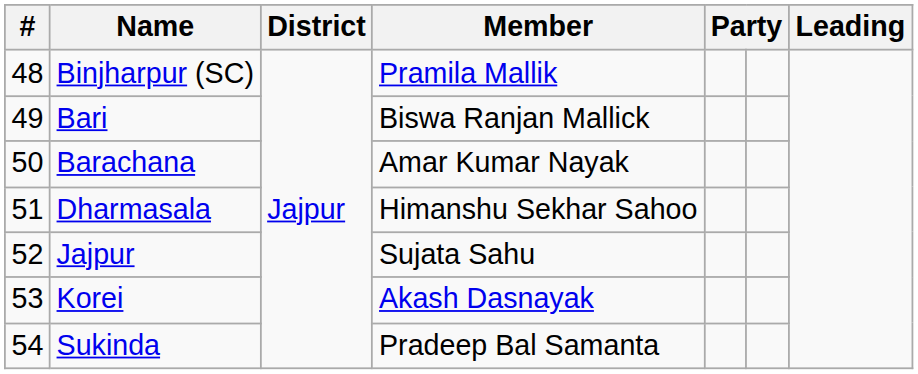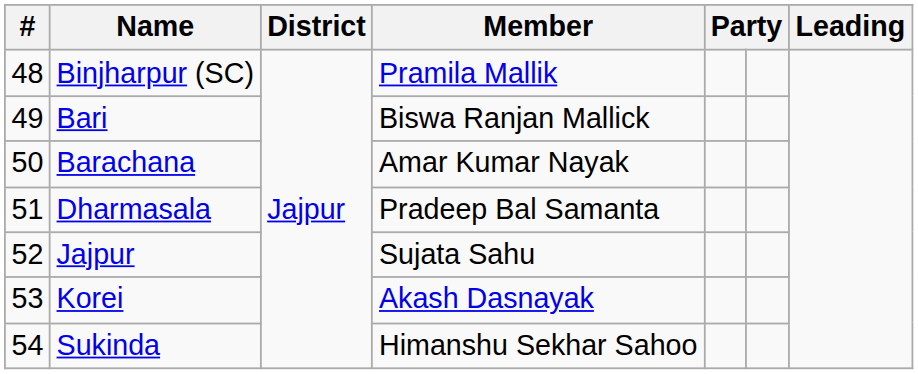(538, 208) Himanshu Sekhar Sahoo -> (519, 208) Pradeep Bal Samanta
(519, 345) Pradeep Bal Samanta -> (538, 345) Himanshu Sekhar Sahoo
